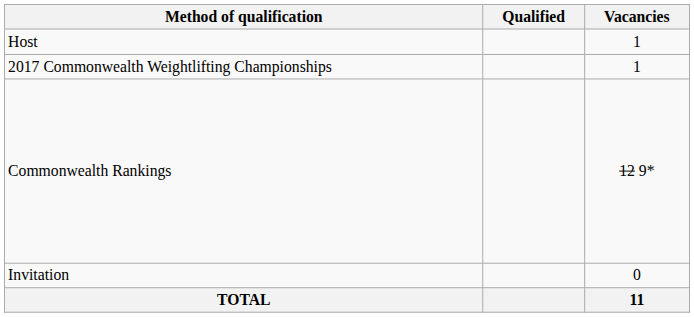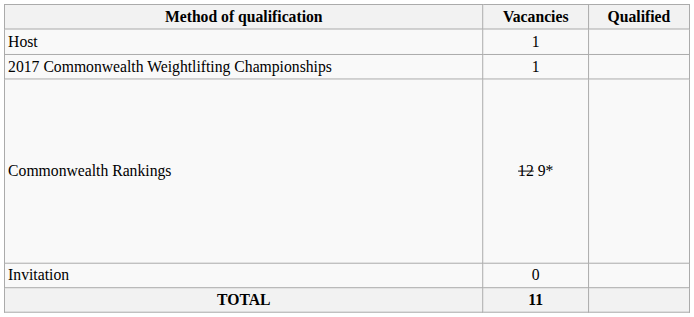columns swapped: (637, 16) <-> (534, 16)
